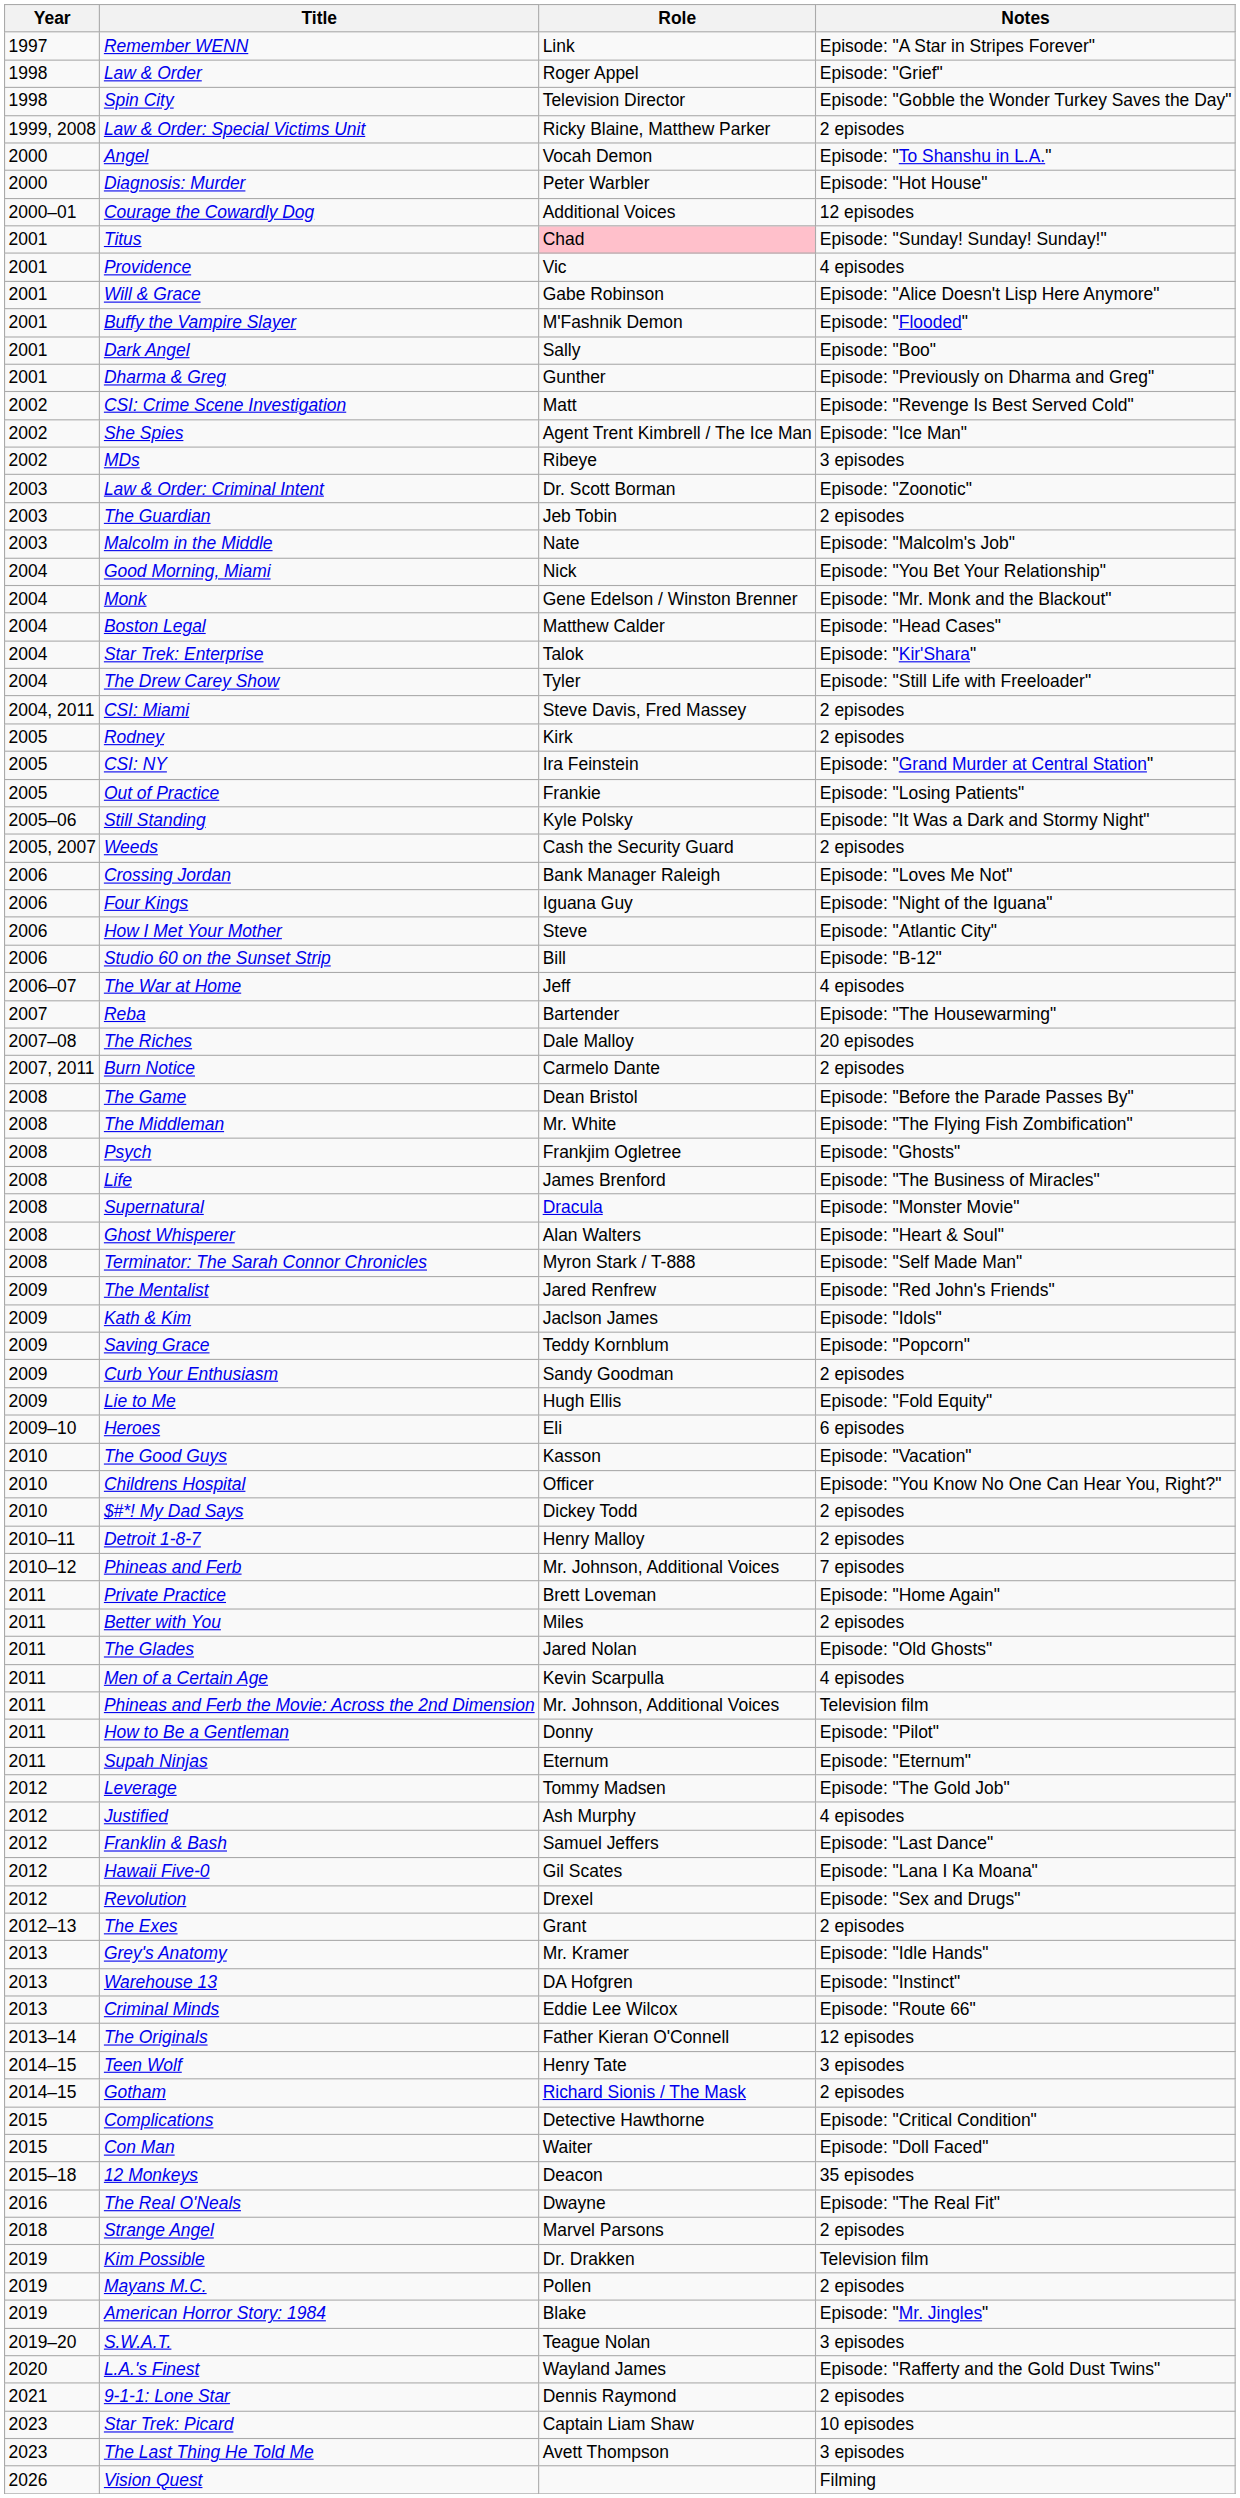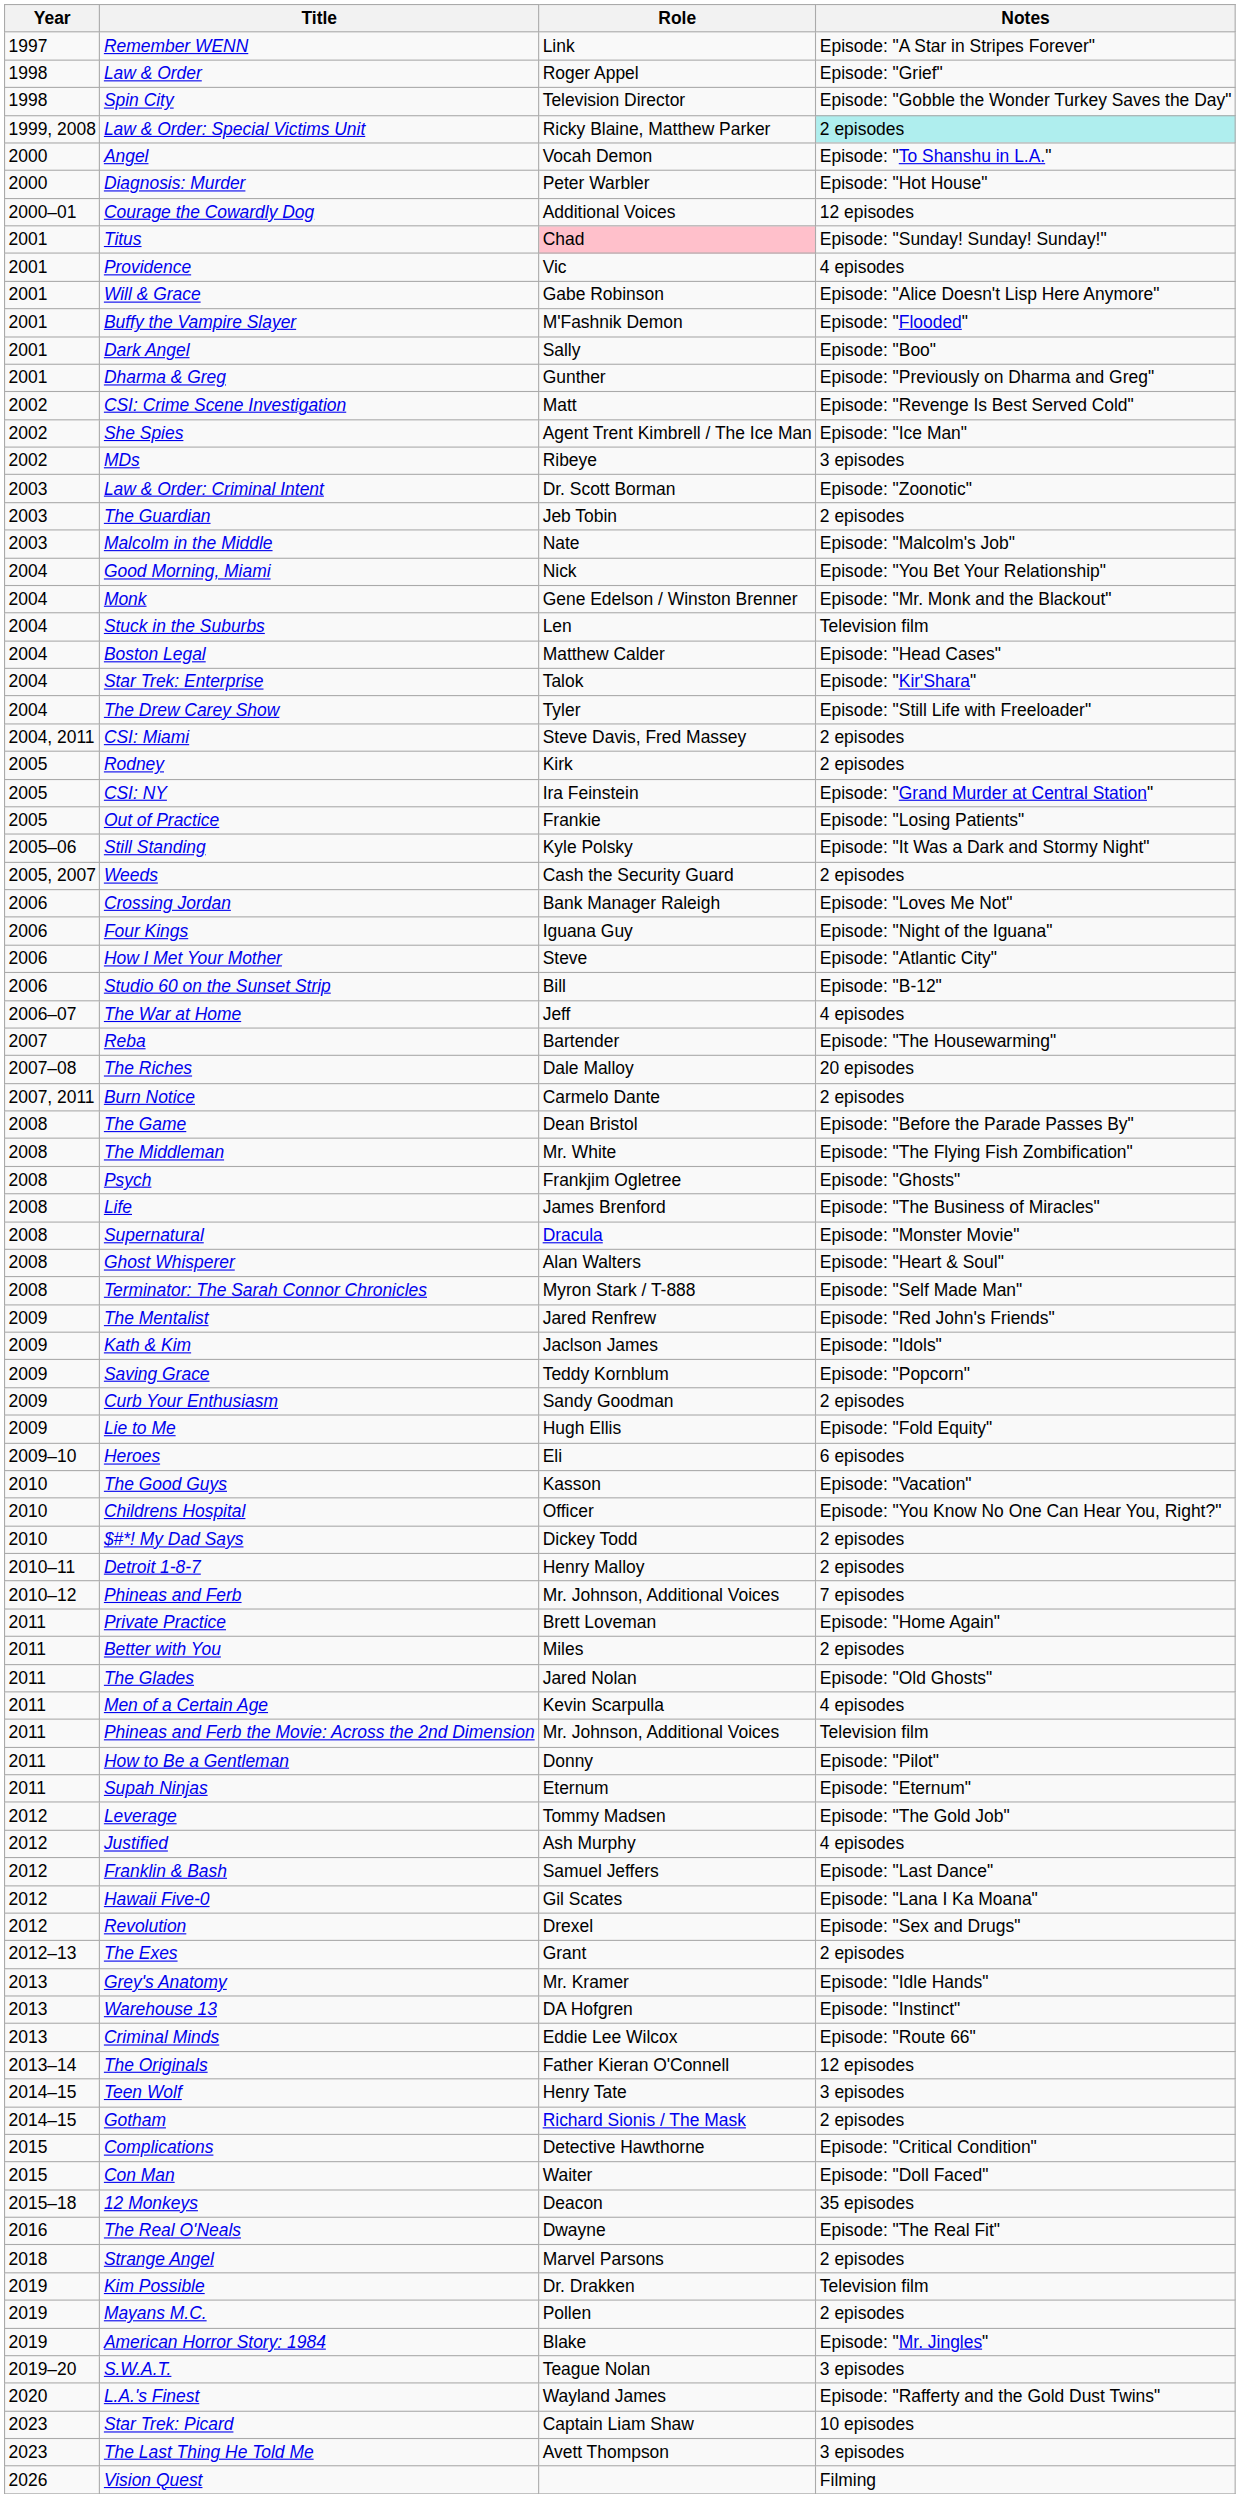(862, 128) no background -> (862, 128) paleturquoise background
+ row: (184, 626)
- row: (167, 2396)
